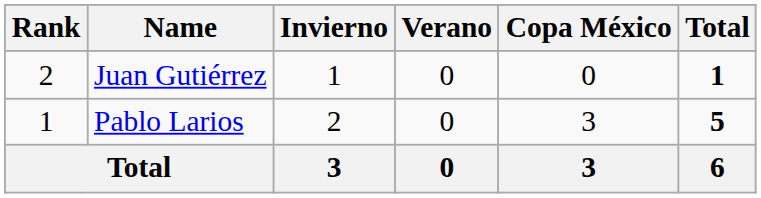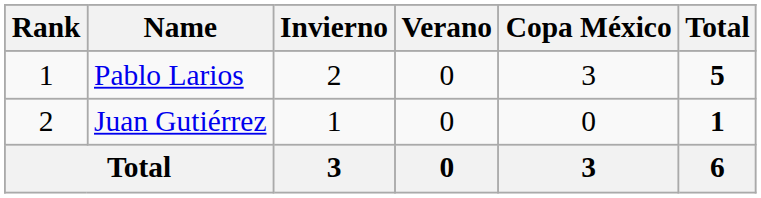rows swapped: (169, 121) <-> (180, 74)
